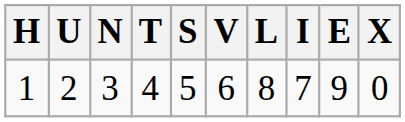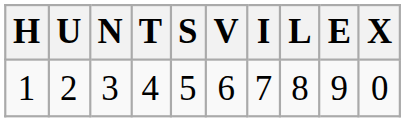columns swapped: (303, 32) <-> (266, 32)
